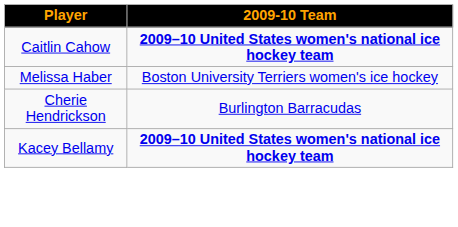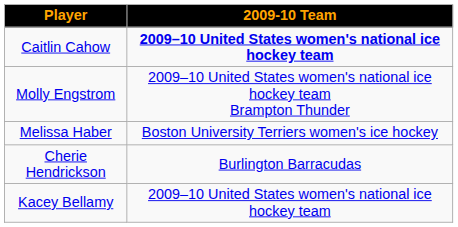+ row: (66, 93)
(290, 147) bold -> (290, 203) normal
